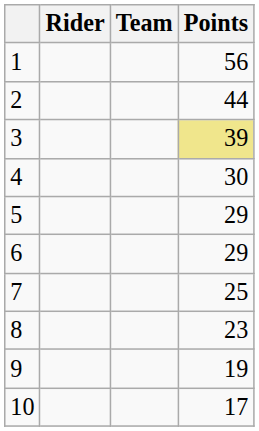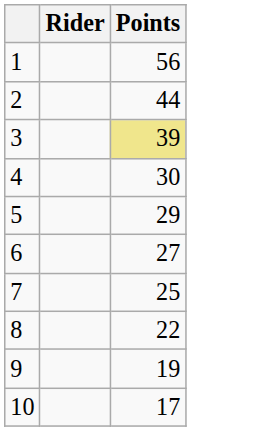- column: (144, 23)
(236, 253) 29 -> (168, 253) 27
(236, 330) 23 -> (168, 330) 22
